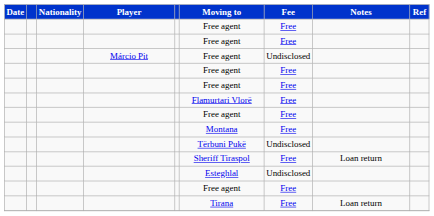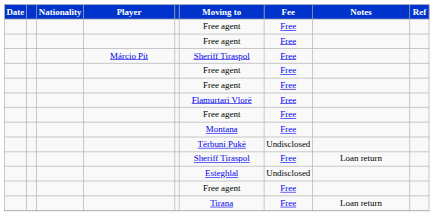(222, 56) Free agent -> (222, 56) Sheriff Tiraspol
(288, 56) Undisclosed -> (288, 56) Free
